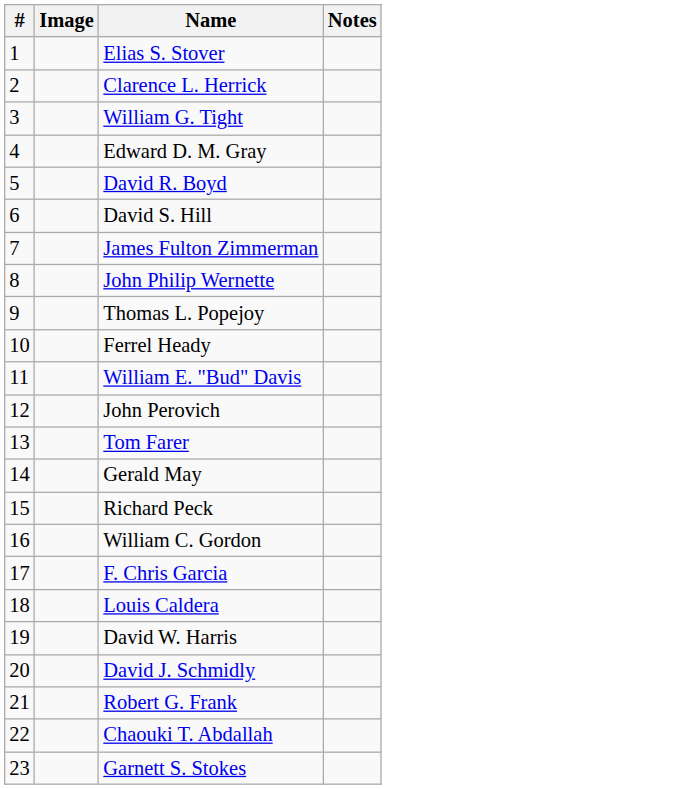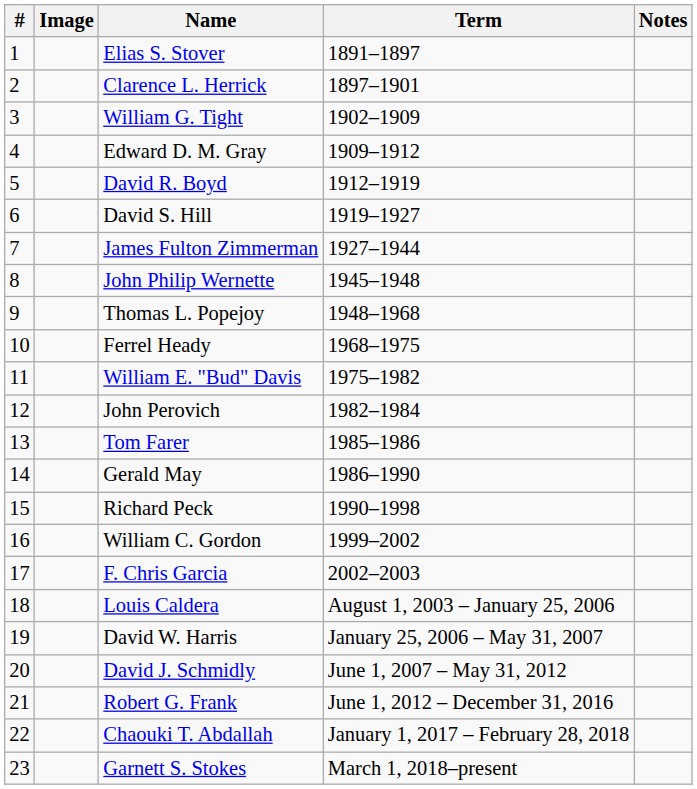+ column: (479, 20)
